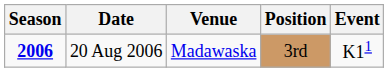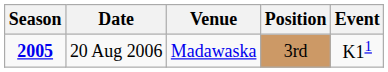(35, 50) 2006 -> (35, 50) 2005
